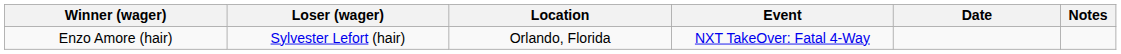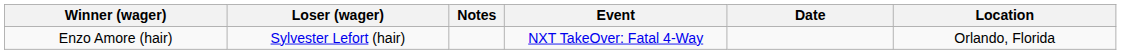columns swapped: (560, 15) <-> (1088, 15)
